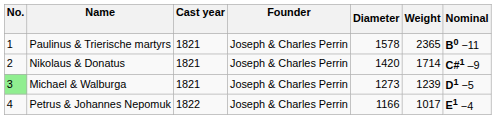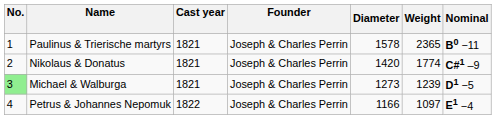(428, 64) 1714 -> (428, 64) 1774
(428, 104) 1017 -> (428, 104) 1097
